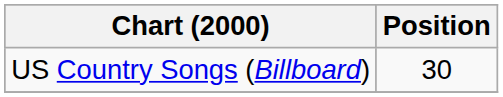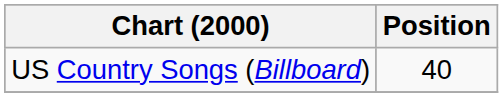(437, 69) 30 -> (437, 69) 40
